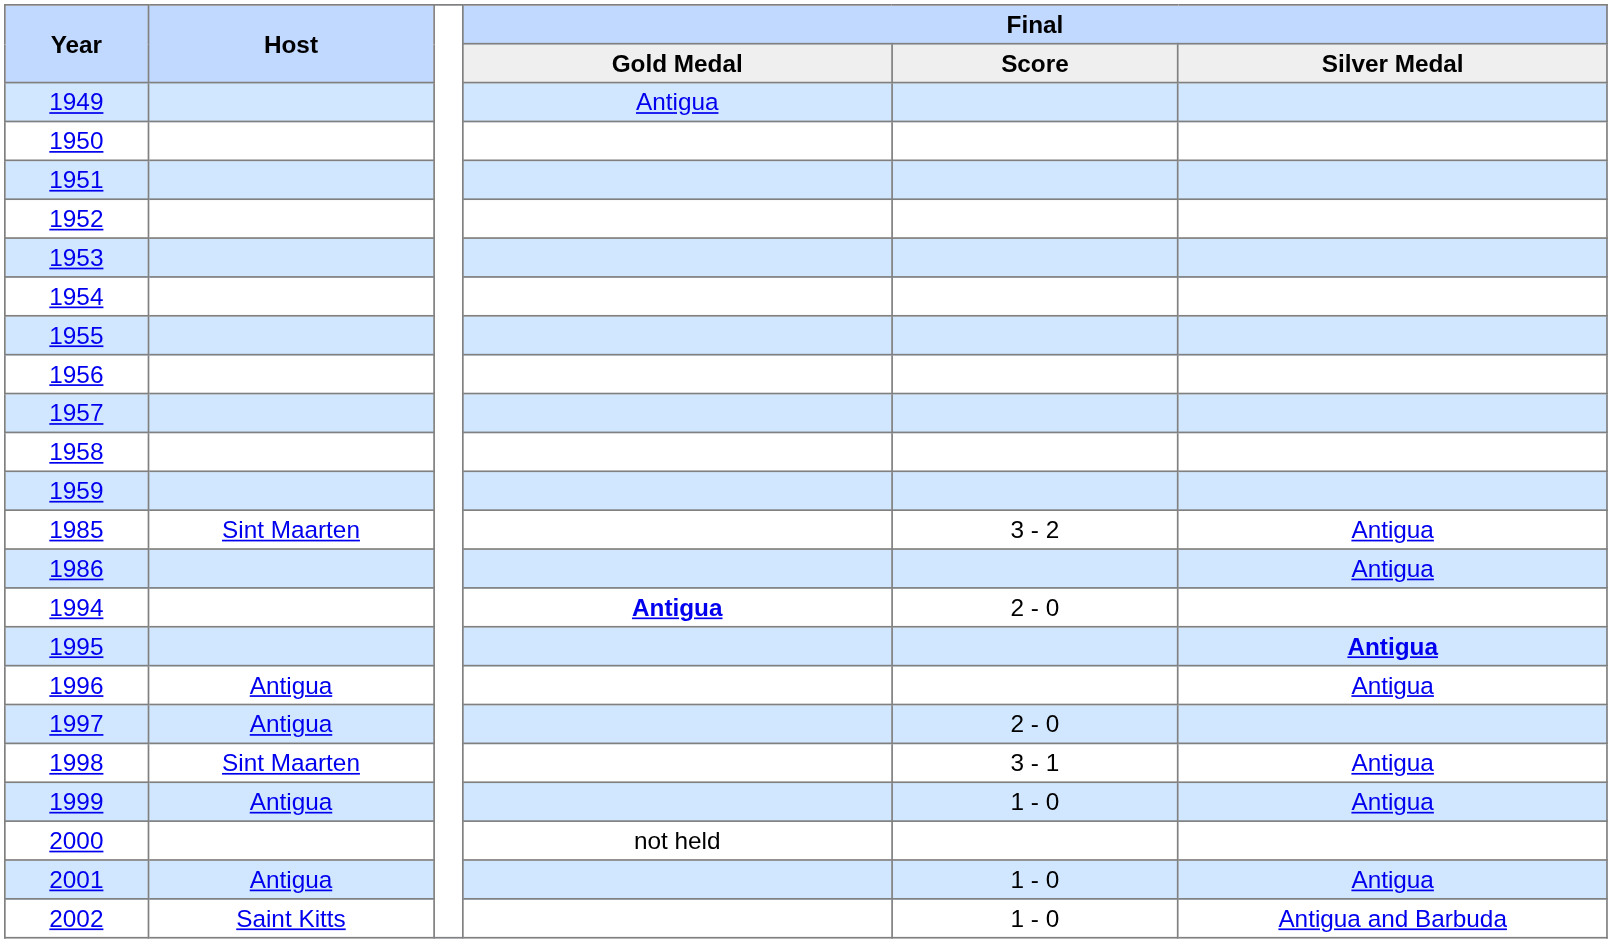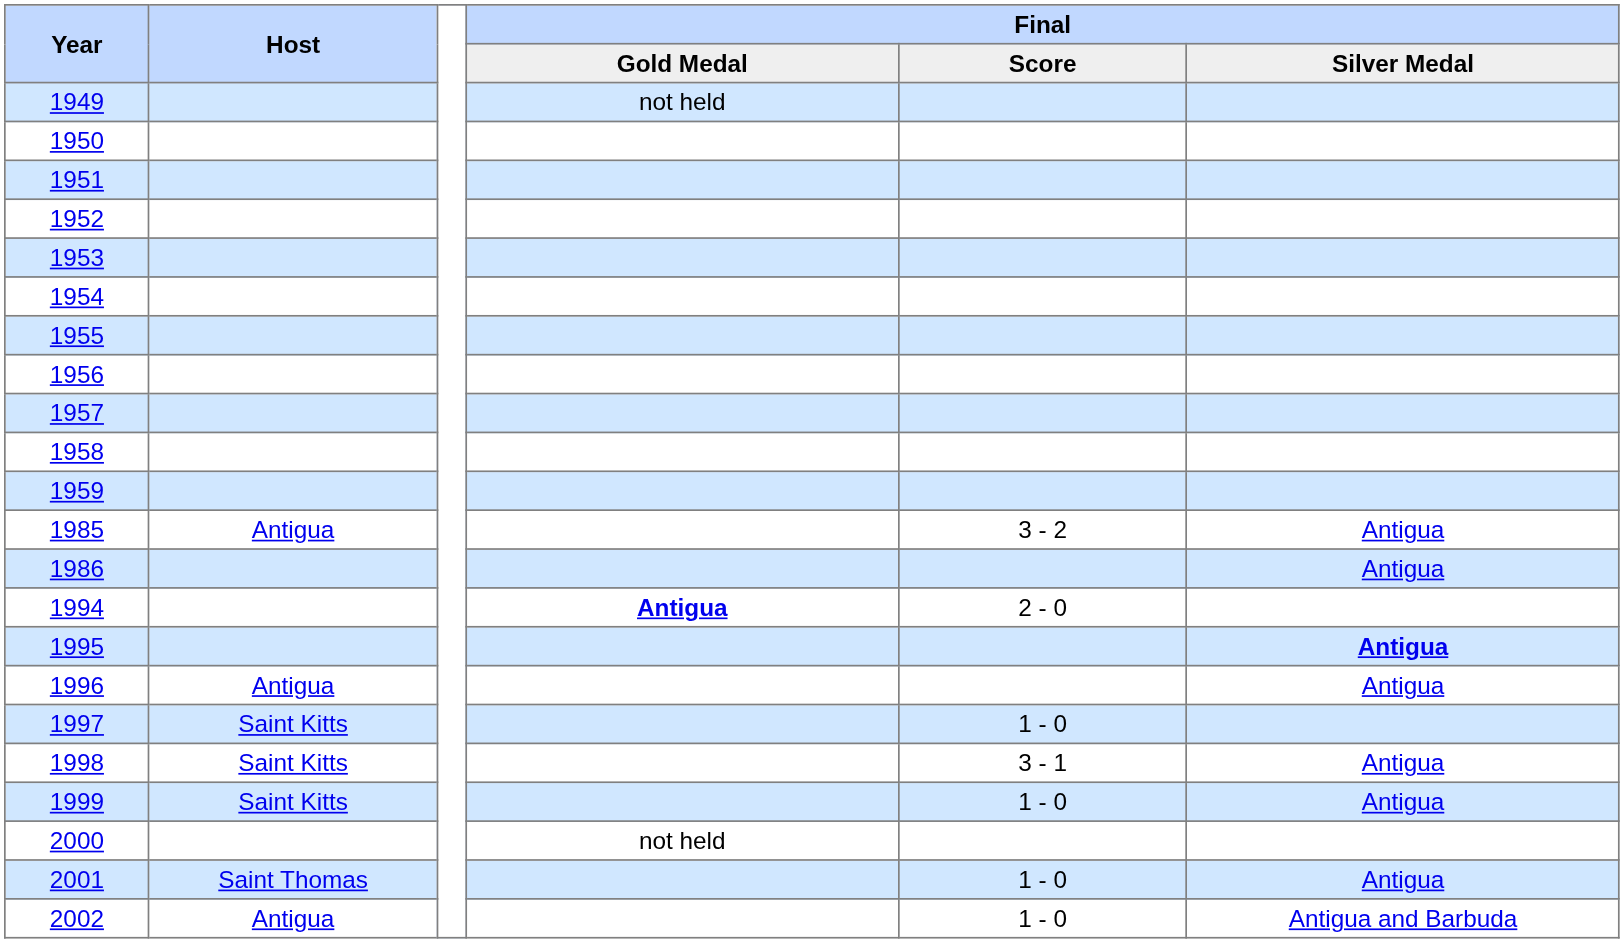(677, 102) Antigua -> (682, 102) not held
(291, 530) Sint Maarten -> (293, 530) Antigua
(291, 724) Antigua -> (293, 724) Saint Kitts
(1035, 724) 2 - 0 -> (1043, 724) 1 - 0
(291, 763) Sint Maarten -> (293, 763) Saint Kitts
(291, 802) Antigua -> (293, 802) Saint Kitts
(291, 879) Antigua -> (293, 879) Saint Thomas
(291, 918) Saint Kitts -> (293, 918) Antigua
